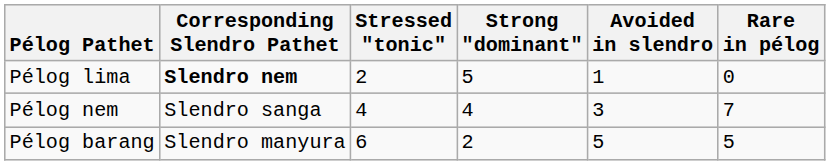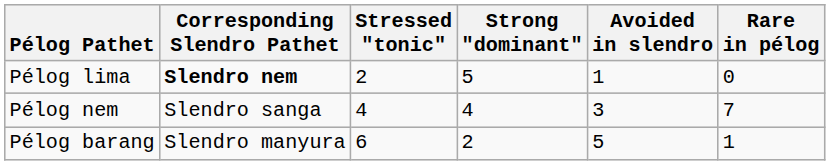(729, 143) 5 -> (729, 143) 1
